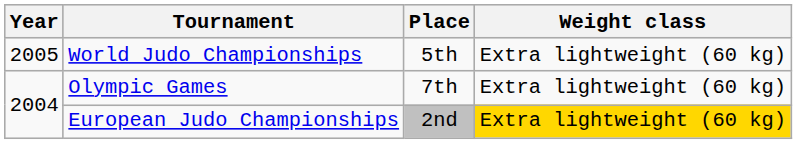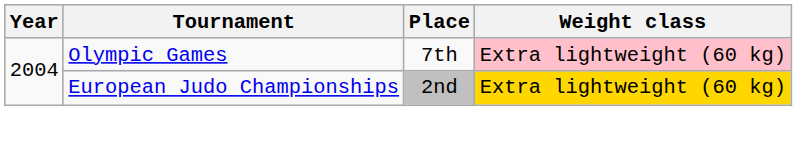- row: (215, 55)
(633, 88) no background -> (633, 55) pink background
